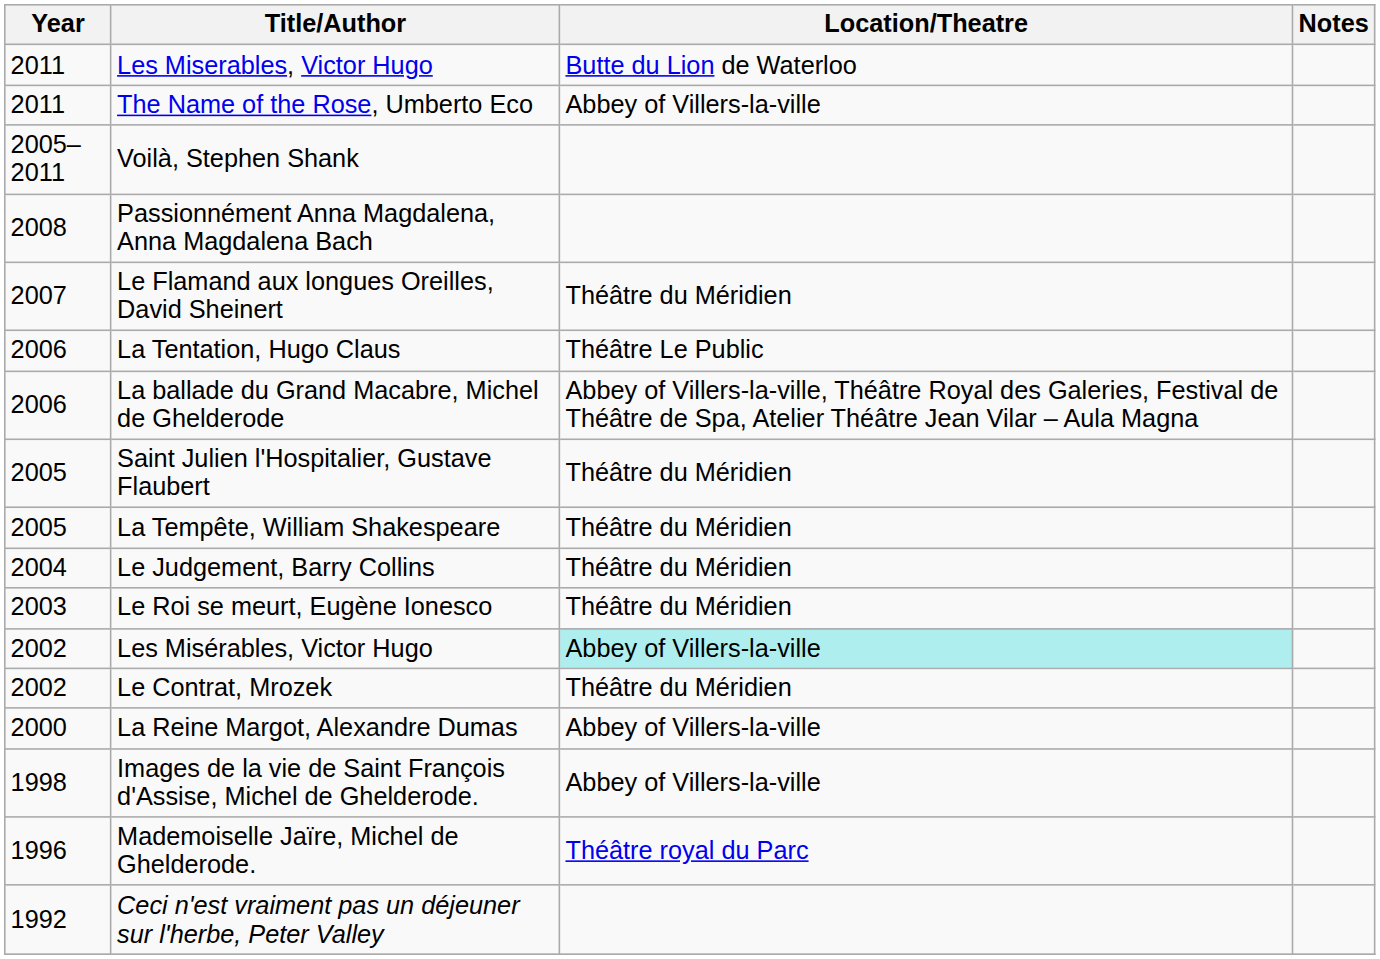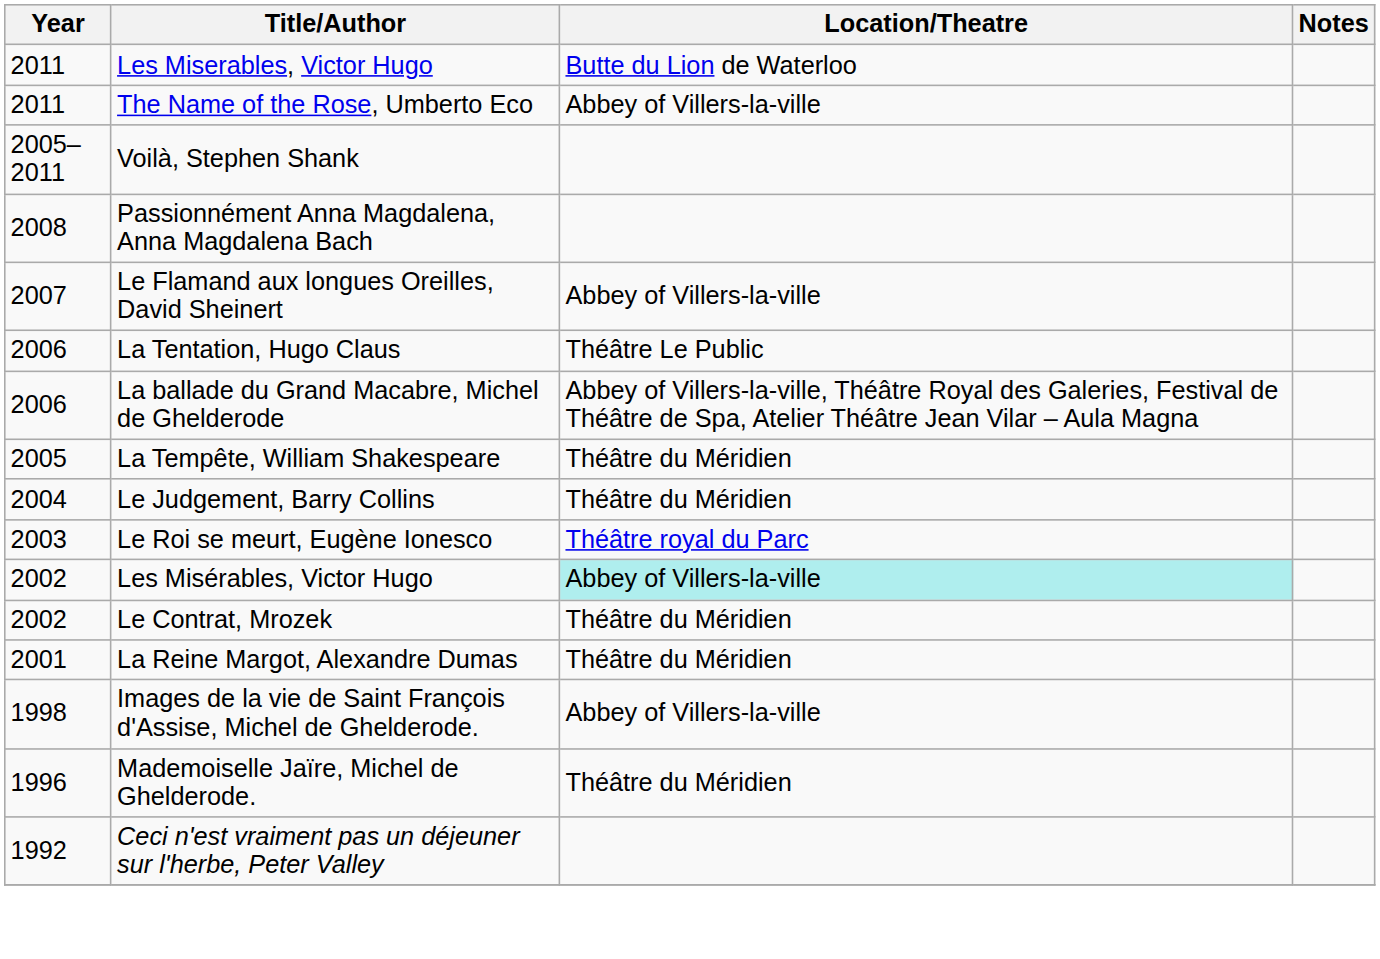(679, 296) Théâtre du Méridien -> (693, 296) Abbey of Villers-la-ville
- row: (304, 473)
(679, 607) Théâtre du Méridien -> (687, 539) Théâtre royal du Parc
(39, 728) 2000 -> (39, 659) 2001
(693, 728) Abbey of Villers-la-ville -> (679, 659) Théâtre du Méridien
(687, 850) Théâtre royal du Parc -> (679, 782) Théâtre du Méridien
